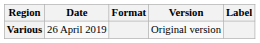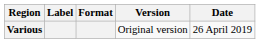columns swapped: (77, 13) <-> (239, 13)
